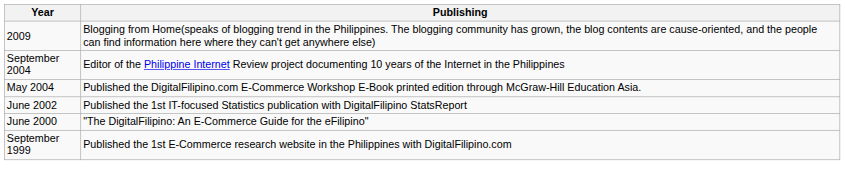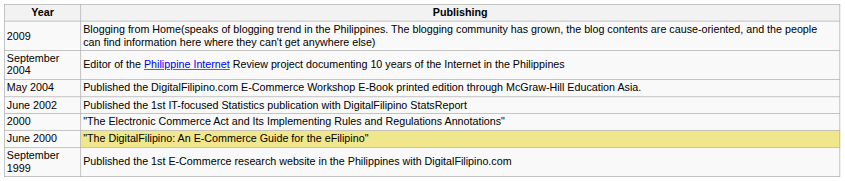+ row: (19, 122)
(226, 122) no background -> (226, 139) khaki background
